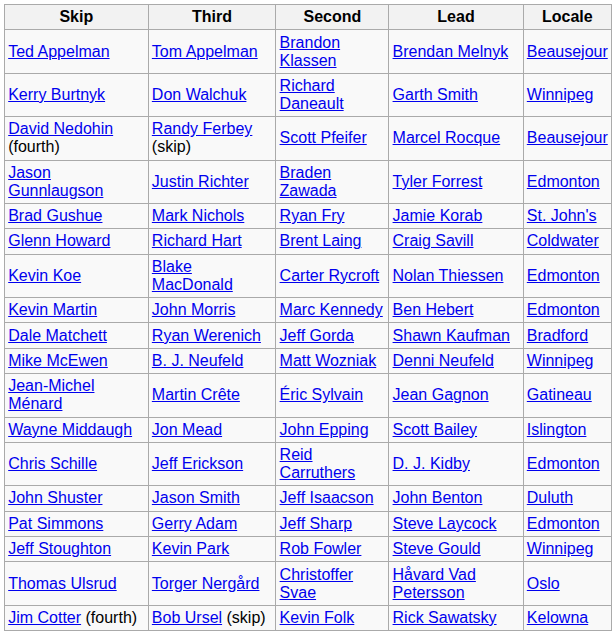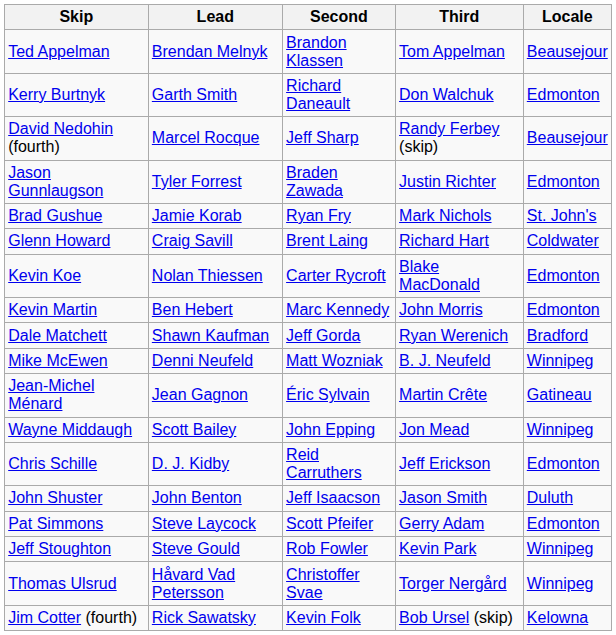columns swapped: (212, 17) <-> (456, 17)
(560, 94) Winnipeg -> (563, 94) Edmonton
(323, 138) Scott Pfeifer -> (322, 138) Jeff Sharp
(557, 429) Islington -> (560, 429) Winnipeg
(316, 523) Jeff Sharp -> (330, 523) Scott Pfeifer
(543, 583) Oslo -> (560, 583) Winnipeg
